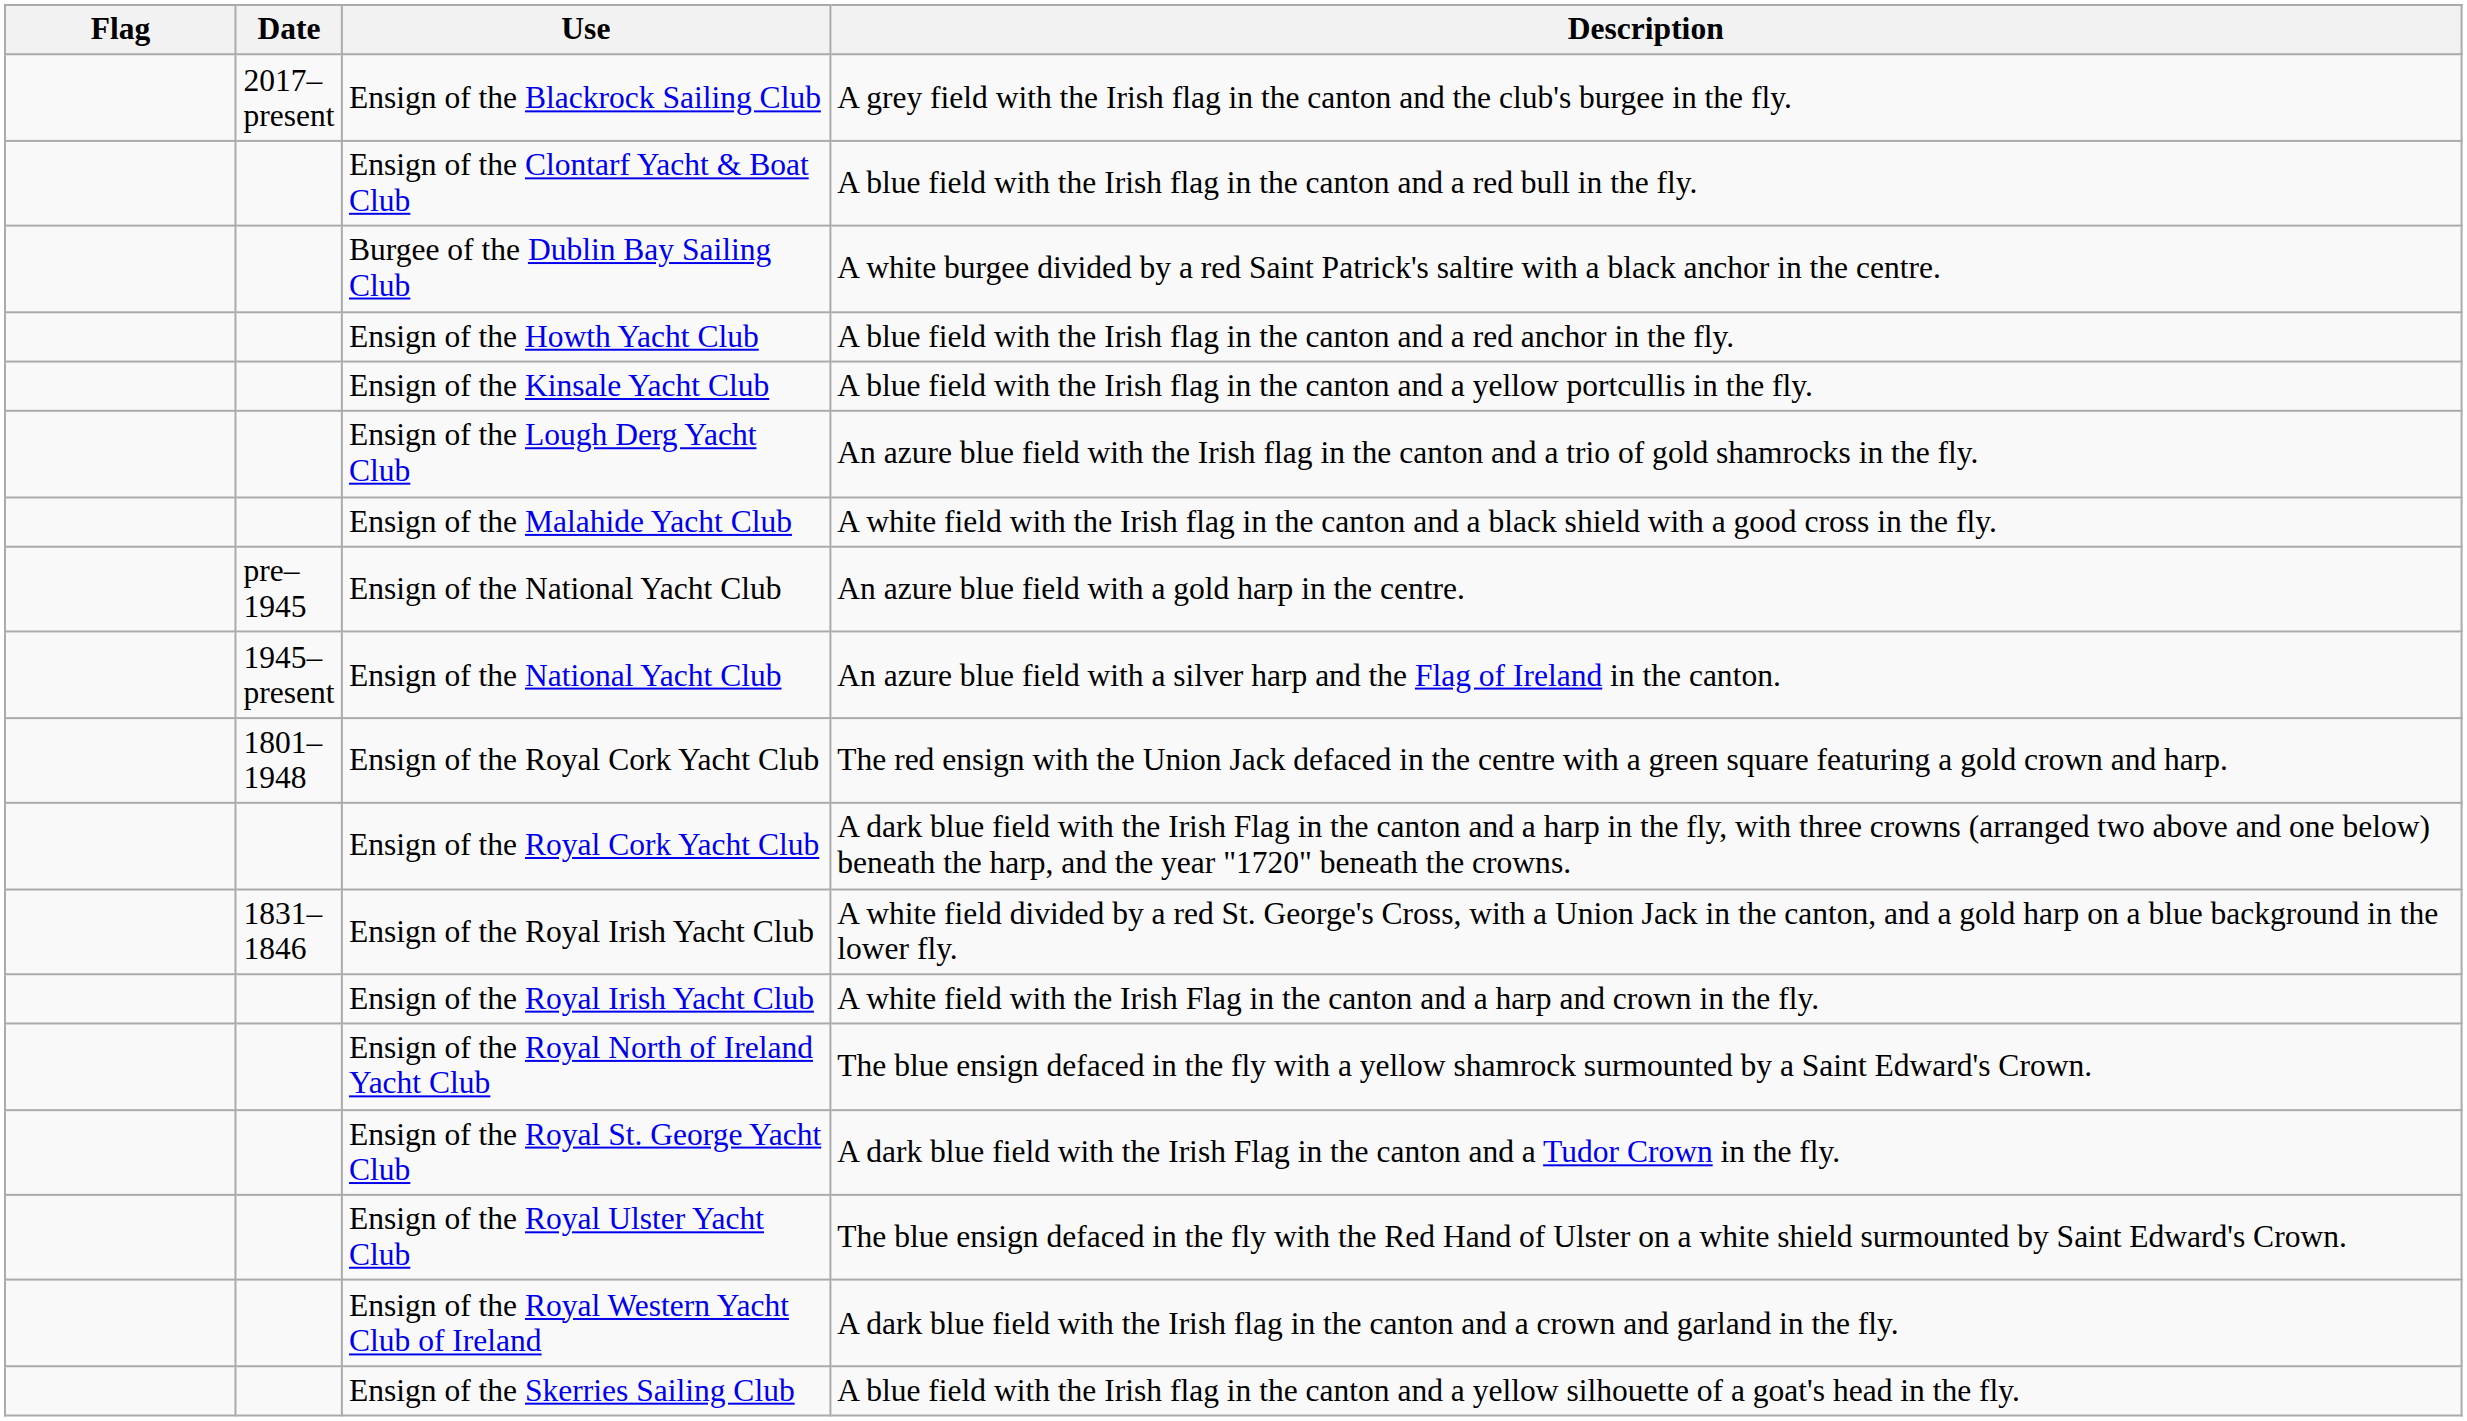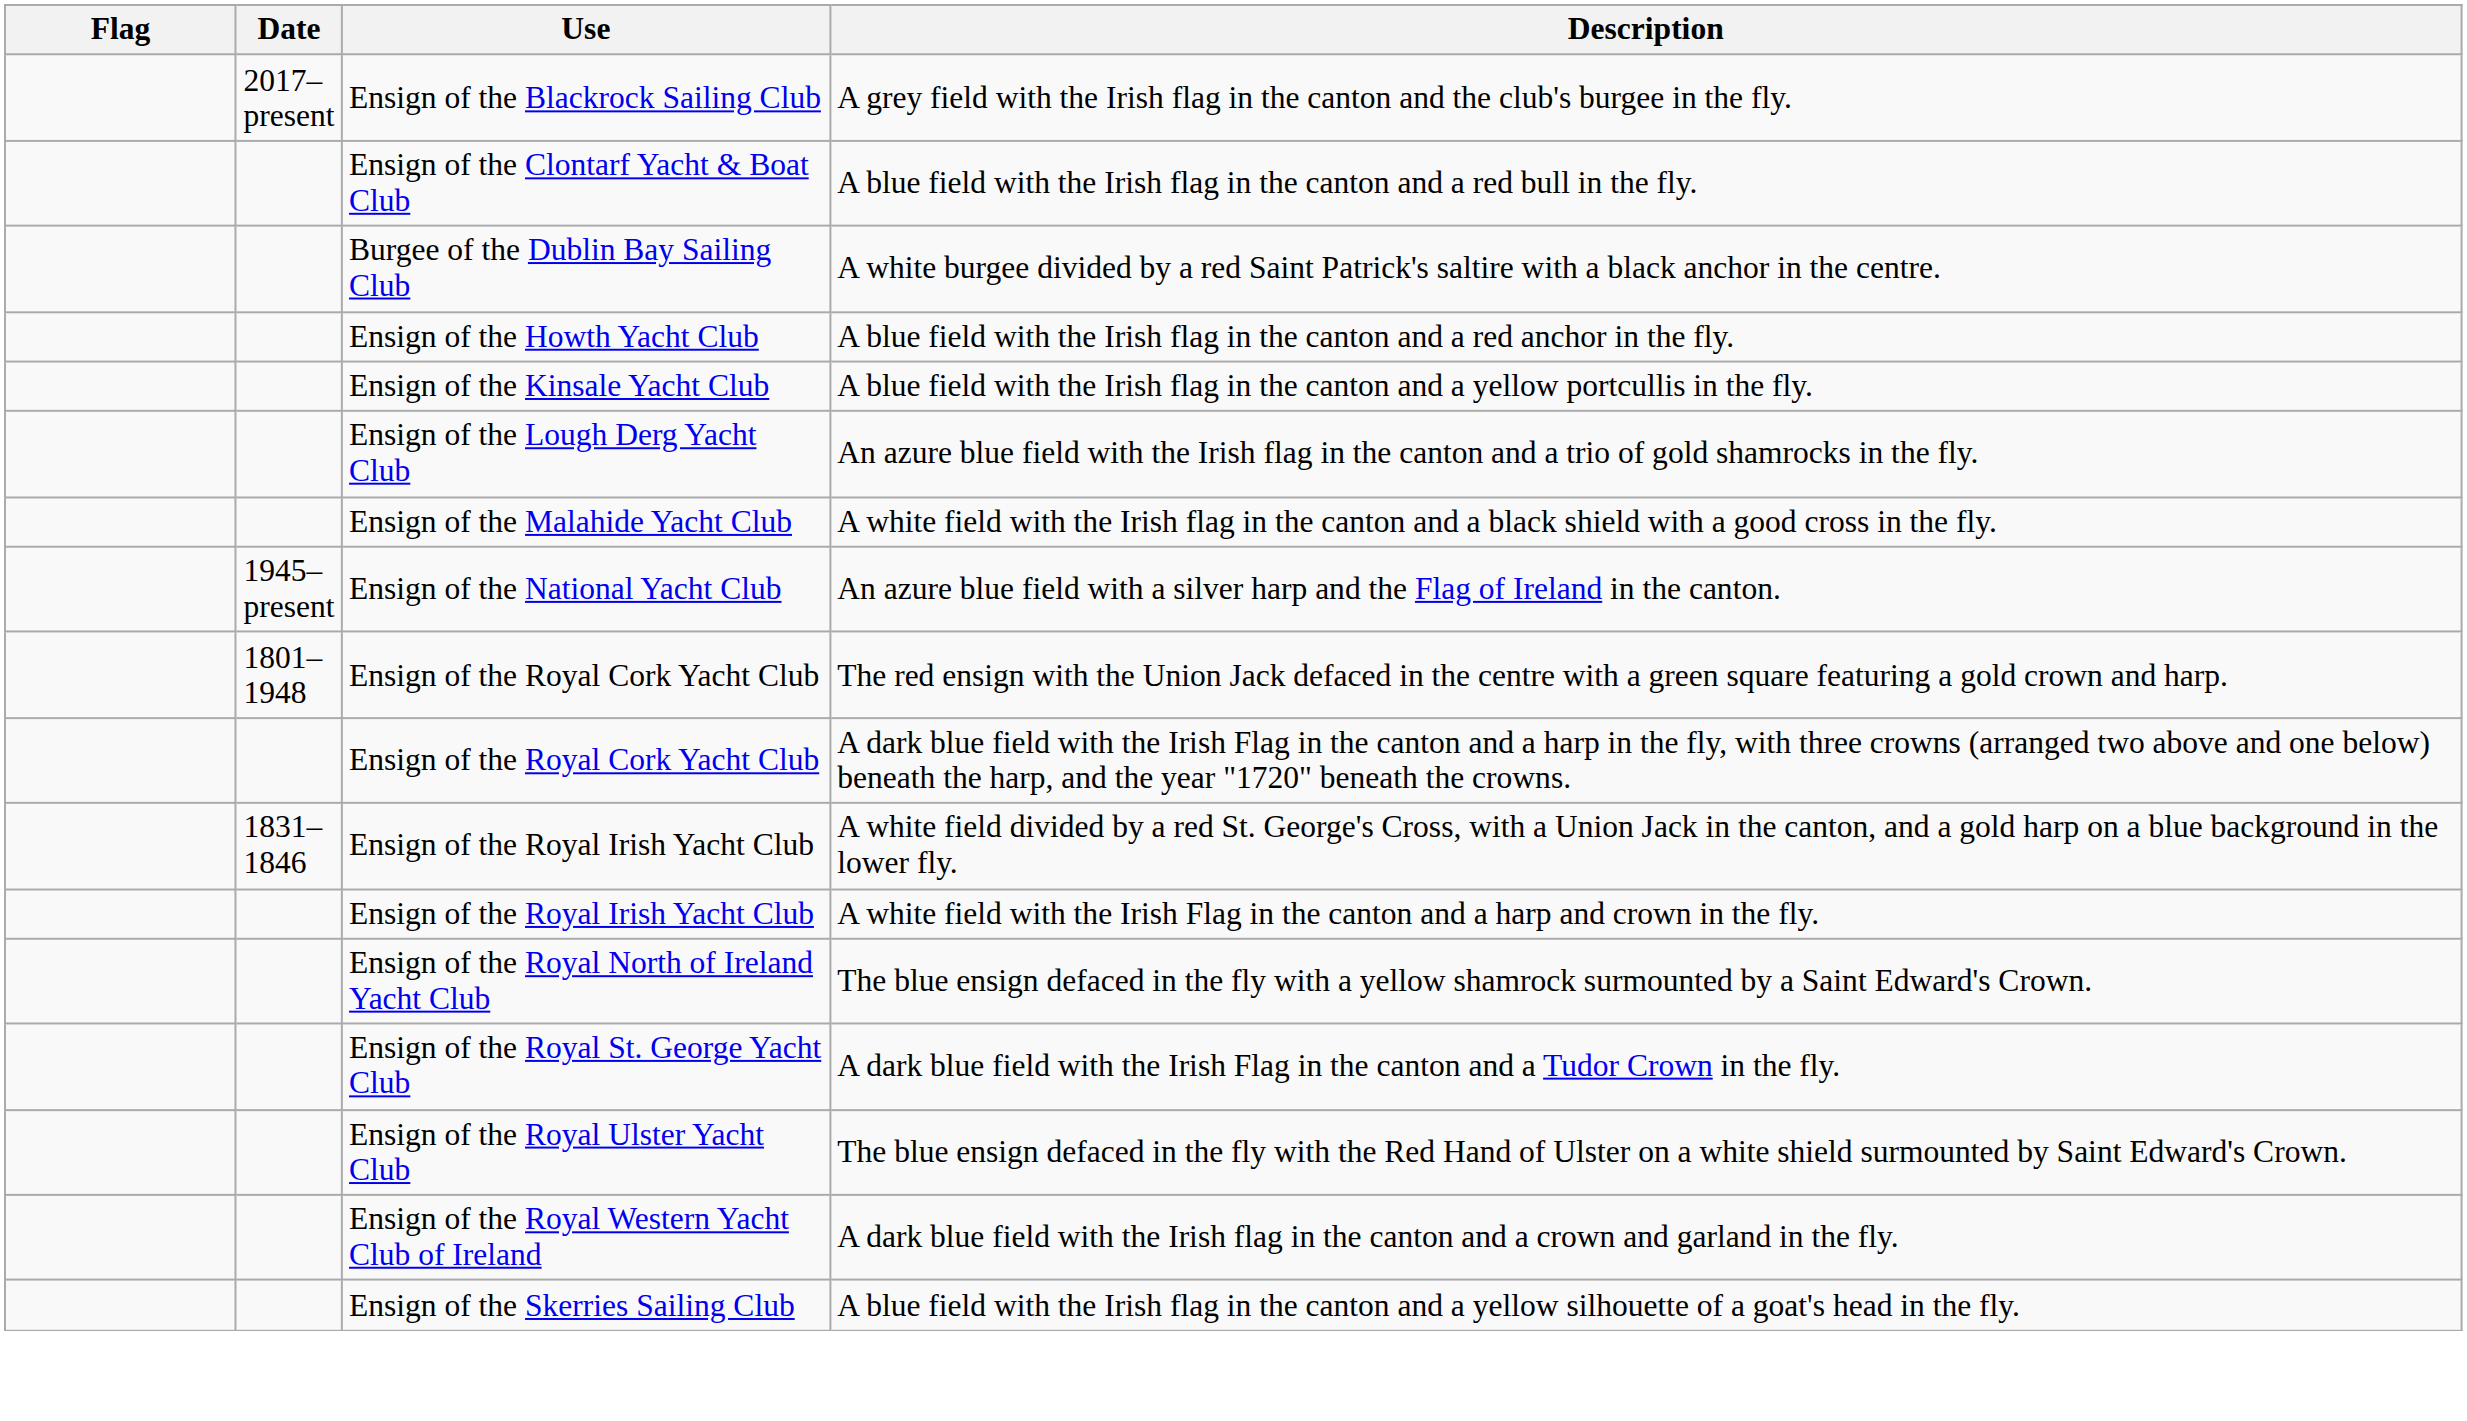- row: (1151, 588)
